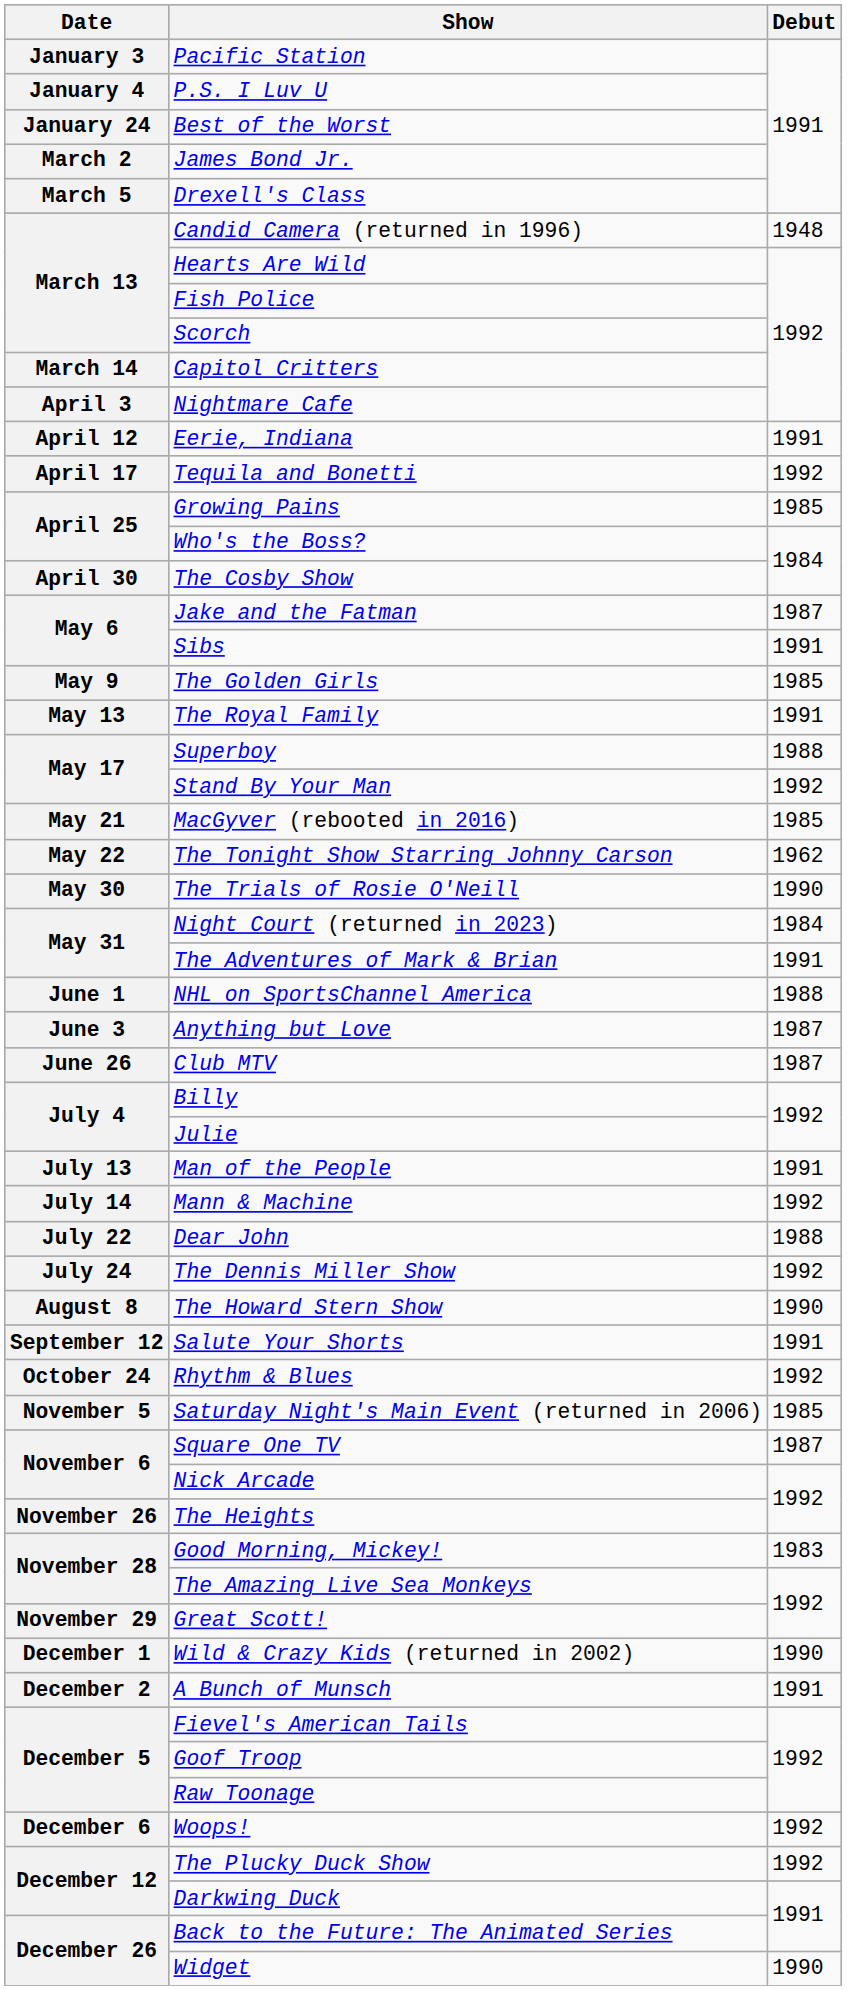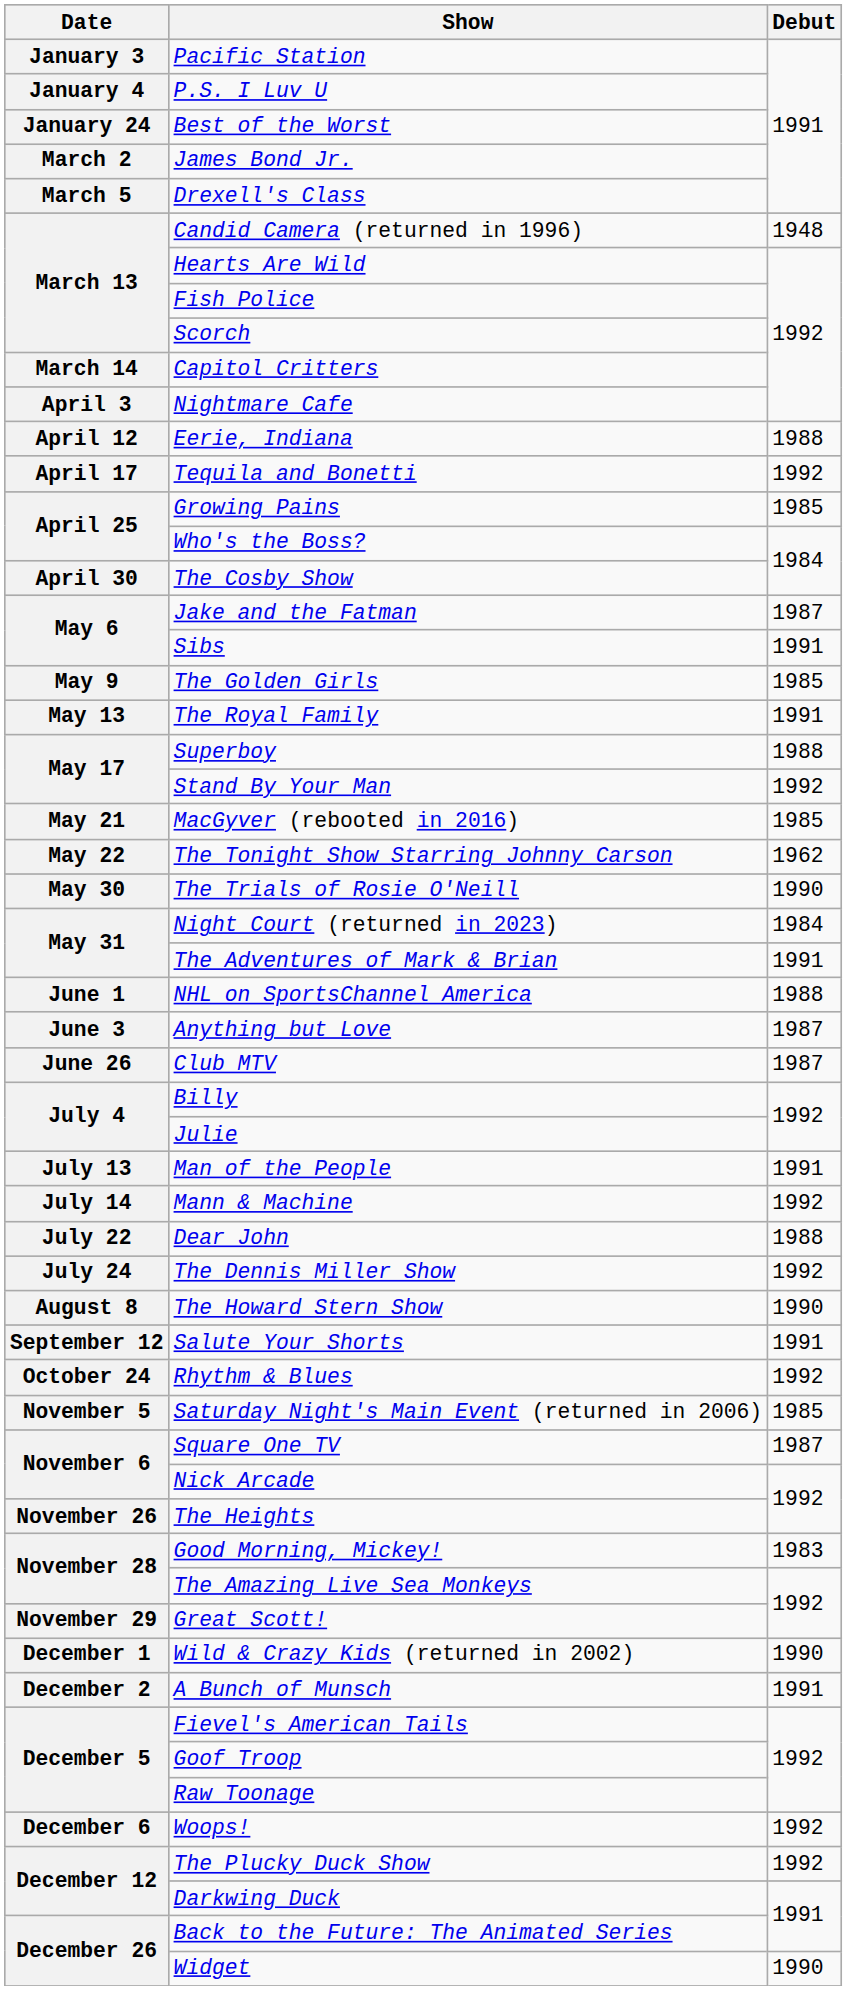(798, 439) 1991 -> (798, 439) 1988
